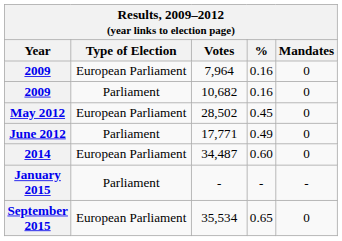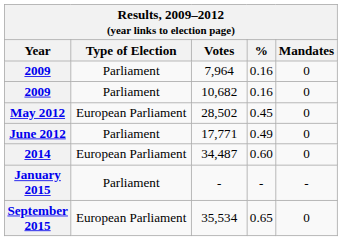(131, 71) European Parliament -> (131, 71) Parliament
